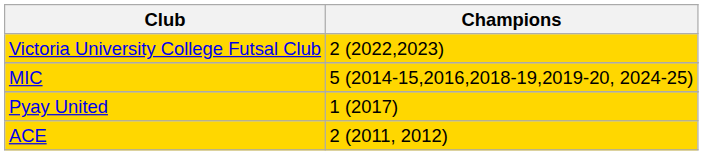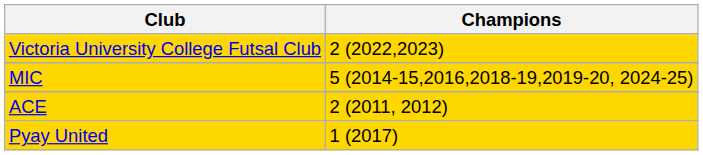rows swapped: (28, 136) <-> (58, 107)
